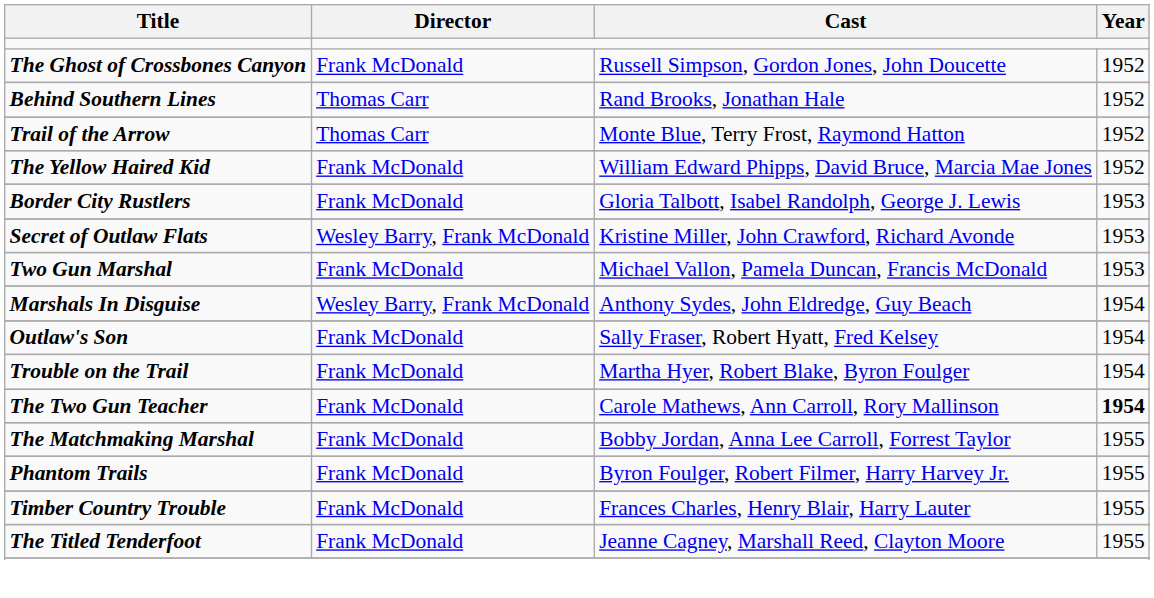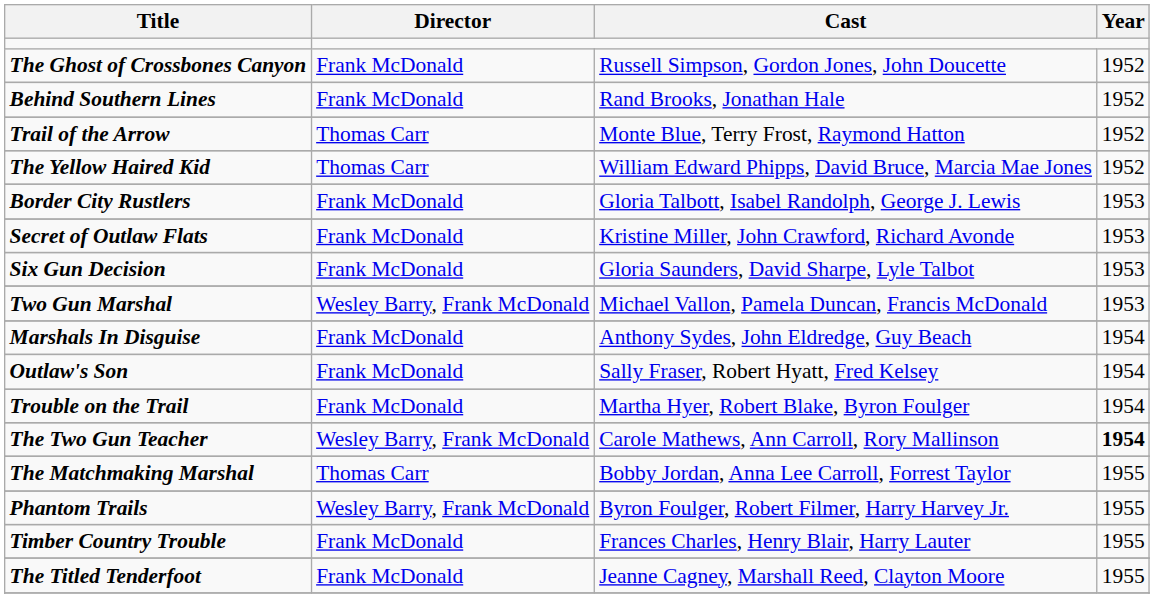(372, 99) Thomas Carr -> (390, 99) Frank McDonald
(390, 167) Frank McDonald -> (372, 167) Thomas Carr
(453, 235) Wesley Barry, Frank McDonald -> (390, 235) Frank McDonald
+ row: (88, 269)
(390, 269) Frank McDonald -> (453, 303) Wesley Barry, Frank McDonald
(453, 303) Wesley Barry, Frank McDonald -> (390, 337) Frank McDonald
(390, 405) Frank McDonald -> (453, 439) Wesley Barry, Frank McDonald
(390, 439) Frank McDonald -> (372, 473) Thomas Carr
(390, 473) Frank McDonald -> (453, 507) Wesley Barry, Frank McDonald
